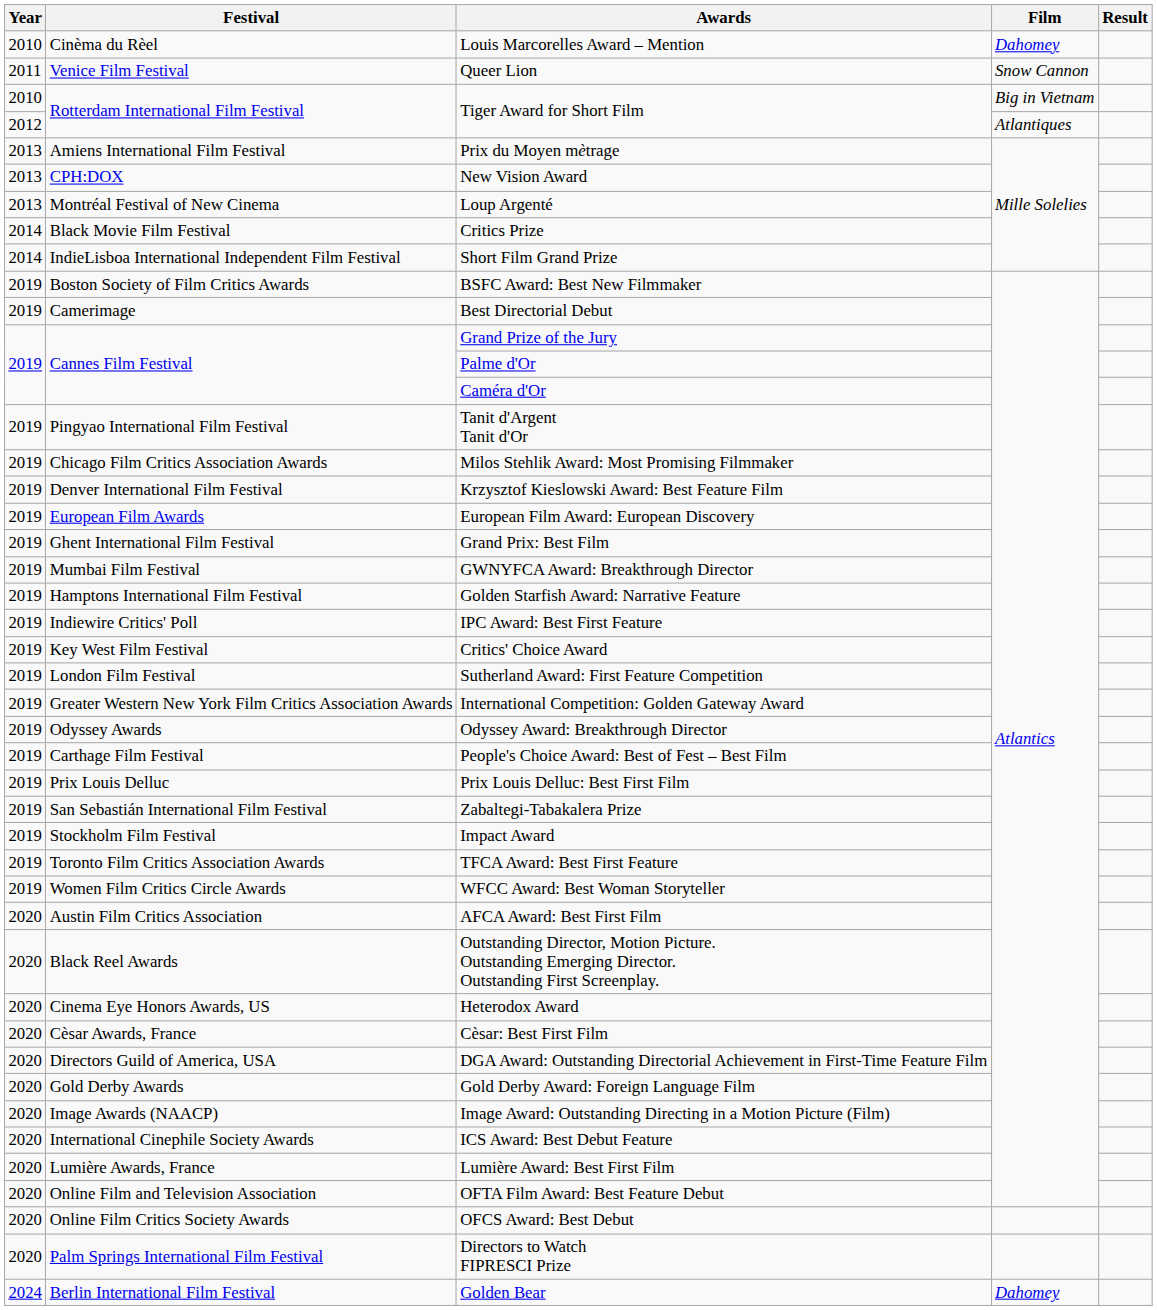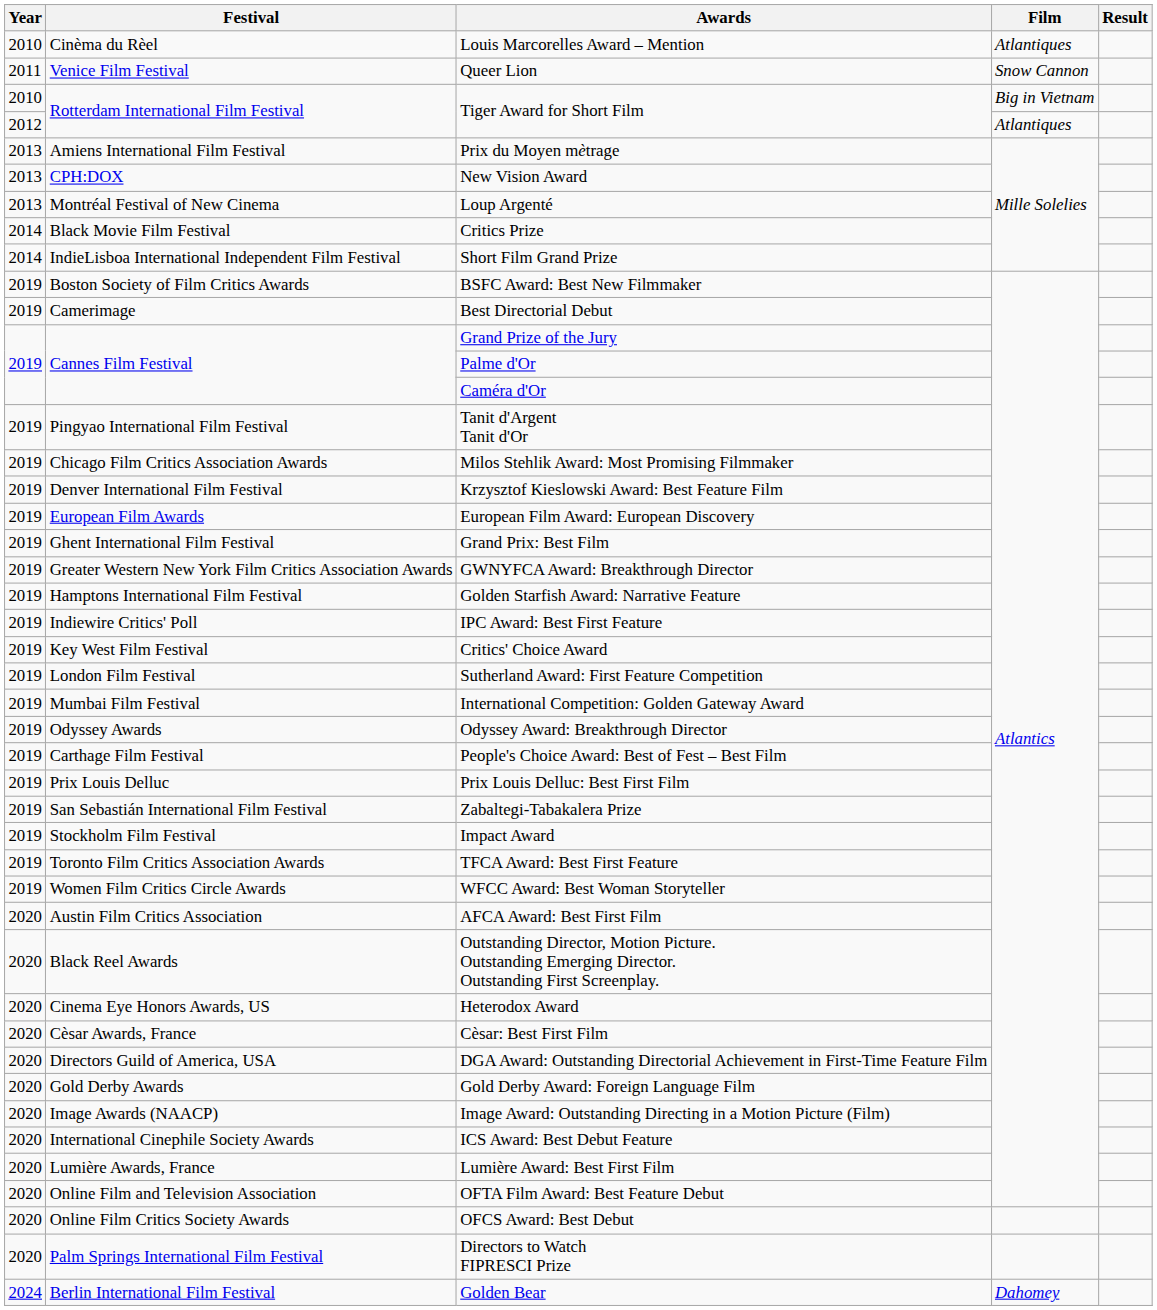(1027, 44) Dahomey -> (1033, 44) Atlantiques
(125, 569) Mumbai Film Festival -> (251, 569) Greater Western New York Film Critics Association Awards
(251, 702) Greater Western New York Film Critics Association Awards -> (125, 702) Mumbai Film Festival
